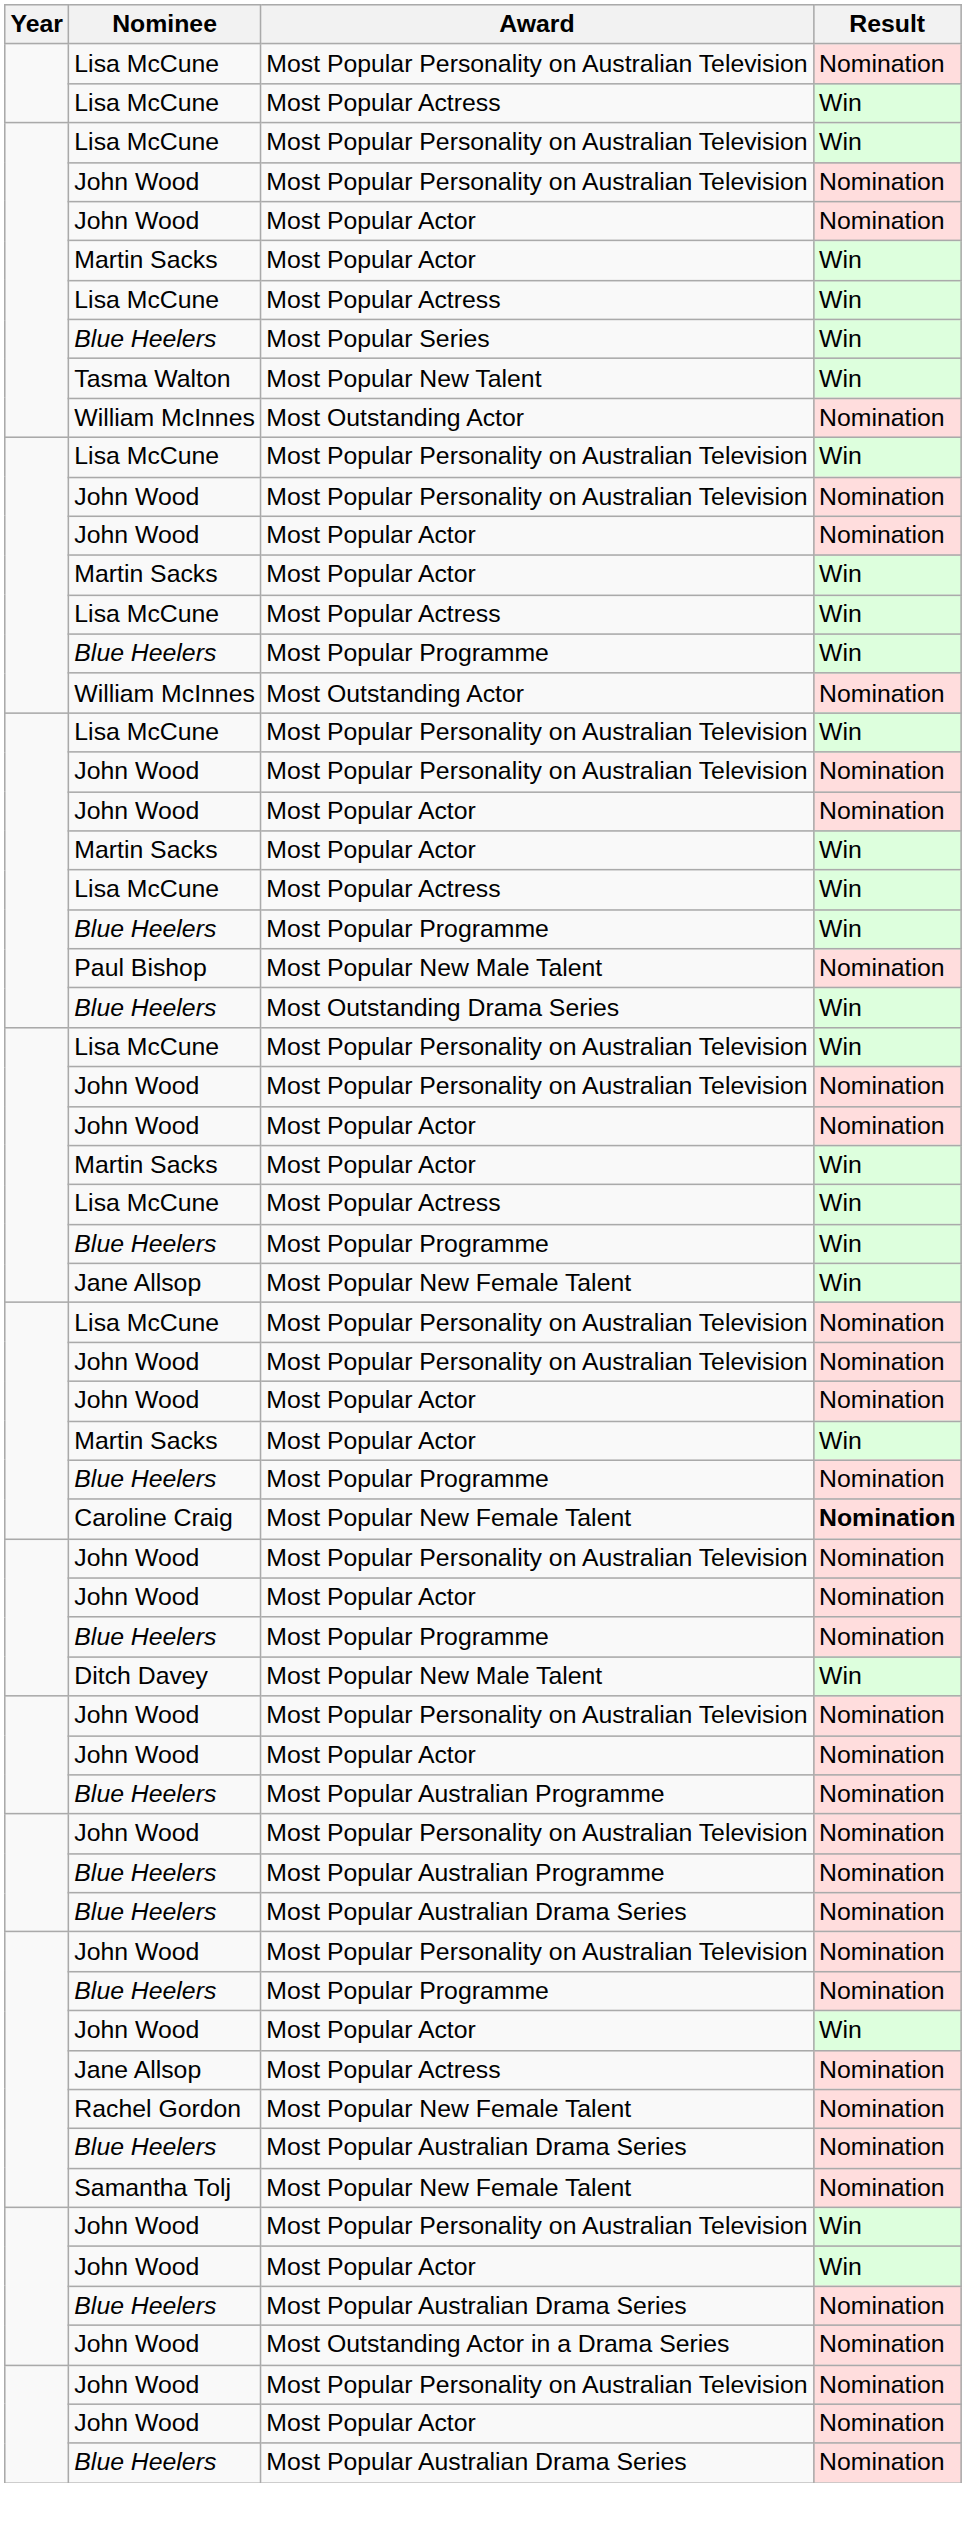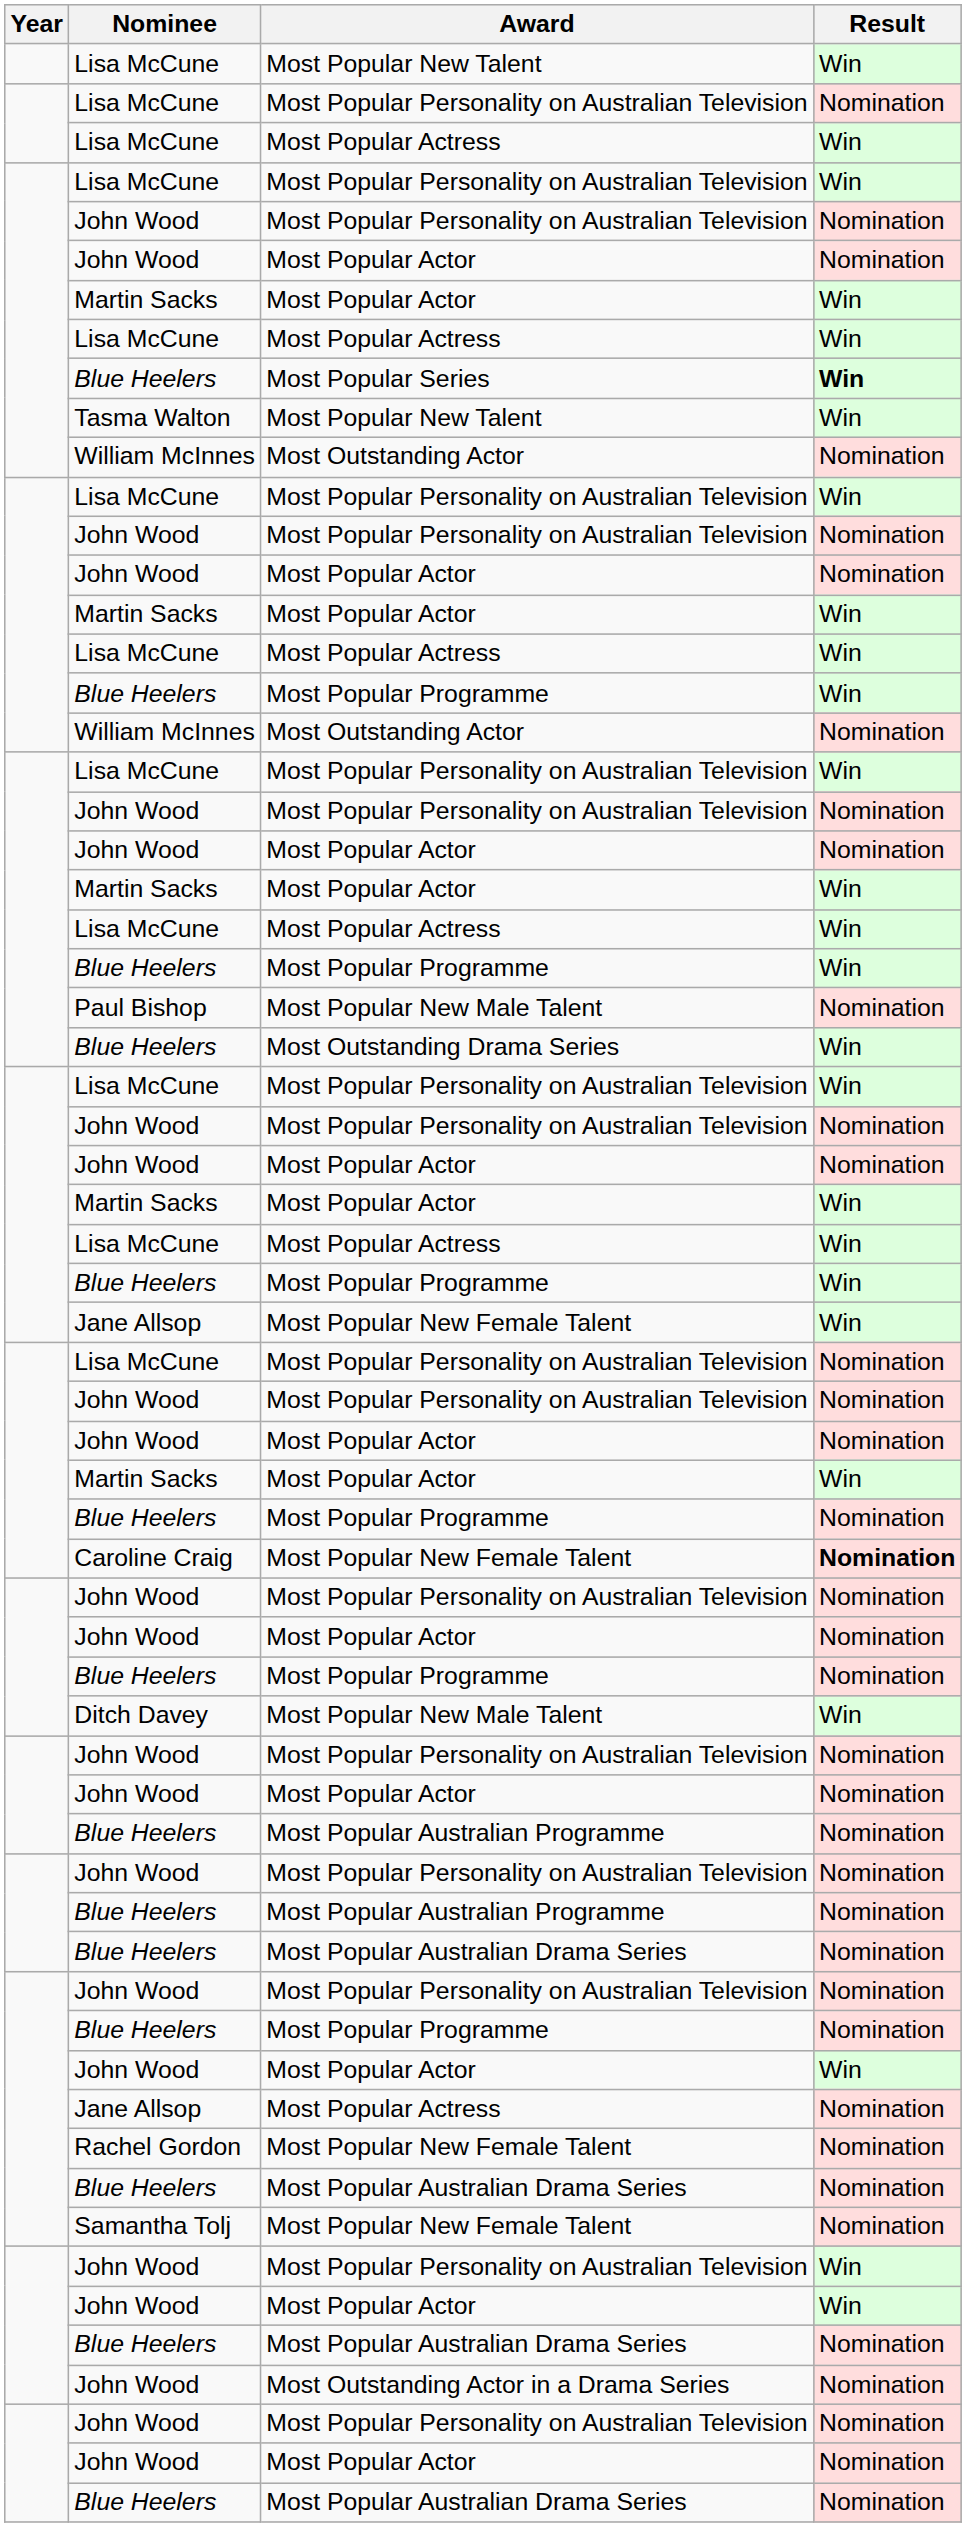+ row: (147, 63)
(840, 338) normal -> (842, 378) bold
